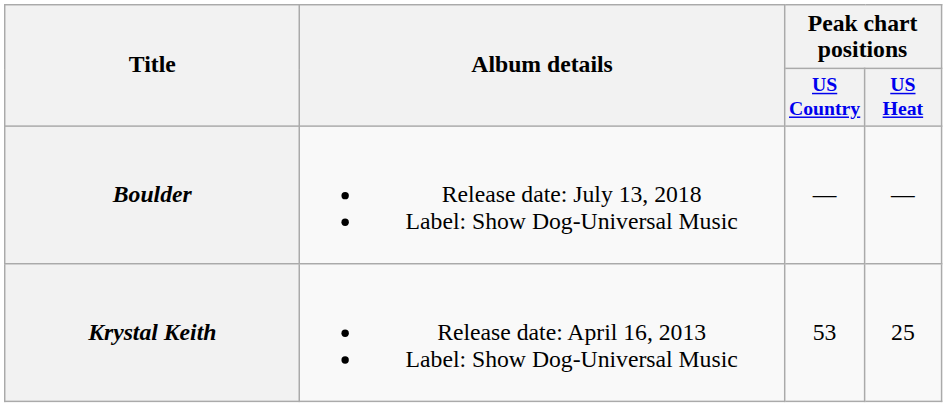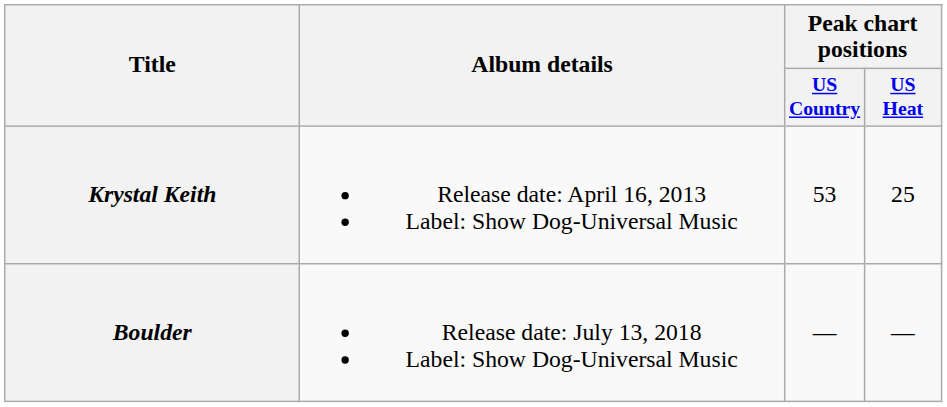rows swapped: (152, 332) <-> (152, 194)
